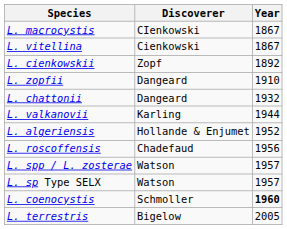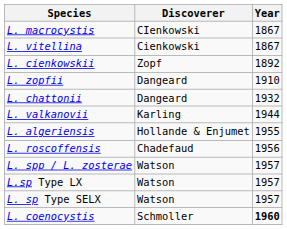(267, 132) 1952 -> (267, 132) 1955
+ row: (44, 182)
- row: (48, 216)
